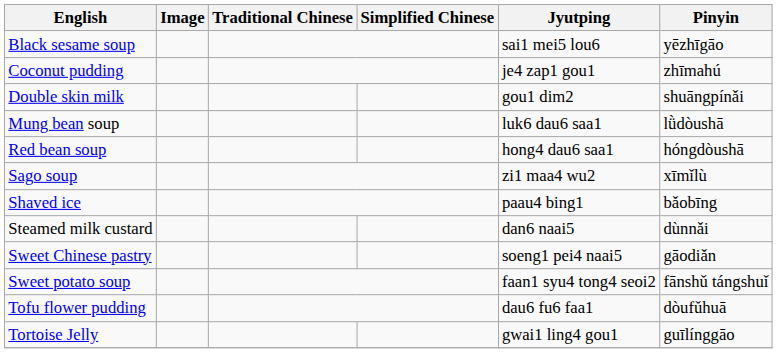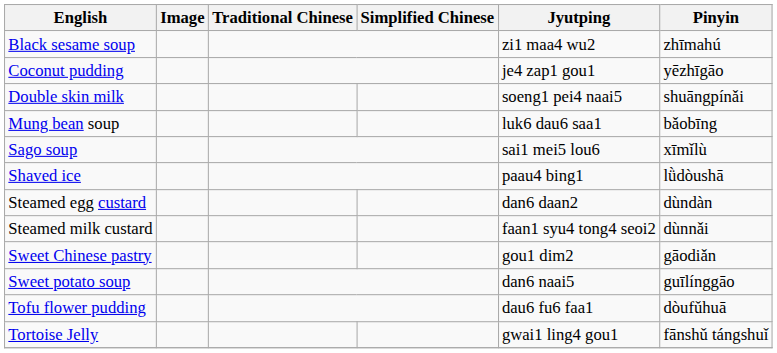(551, 44) sai1 mei5 lou6 -> (549, 44) zi1 maa4 wu2
(693, 44) yēzhīgāo -> (692, 44) zhīmahú
(692, 70) zhīmahú -> (693, 70) yēzhīgāo
(538, 96) gou1 dim2 -> (562, 96) soeng1 pei4 naai5
(694, 123) lǜdòushā -> (690, 123) bǎobīng
- row: (57, 149)
(549, 176) zi1 maa4 wu2 -> (551, 149) sai1 mei5 lou6
(690, 202) bǎobīng -> (694, 176) lǜdòushā
+ row: (77, 202)
(538, 228) dan6 naai5 -> (579, 228) faan1 syu4 tong4 seoi2
(562, 255) soeng1 pei4 naai5 -> (538, 255) gou1 dim2
(579, 281) faan1 syu4 tong4 seoi2 -> (538, 281) dan6 naai5
(716, 281) fānshǔ tángshuǐ -> (699, 281) guīlínggāo
(699, 334) guīlínggāo -> (716, 334) fānshǔ tángshuǐ
